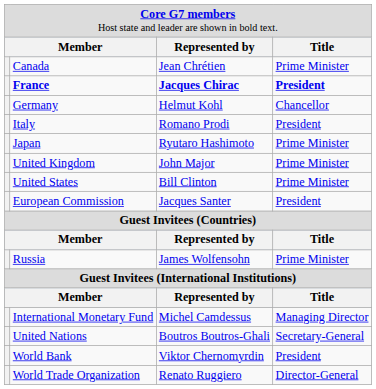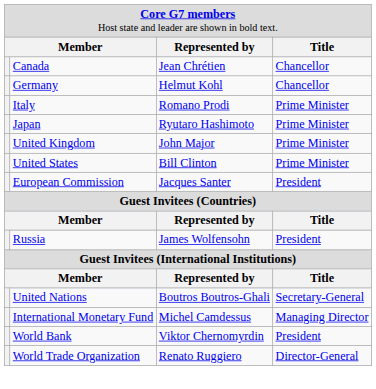(312, 66) Prime Minister -> (302, 66) Chancellor
- row: (31, 85)
(298, 124) President -> (312, 104) Prime Minister
(312, 259) Prime Minister -> (298, 239) President
rows swapped: (83, 317) <-> (50, 336)
